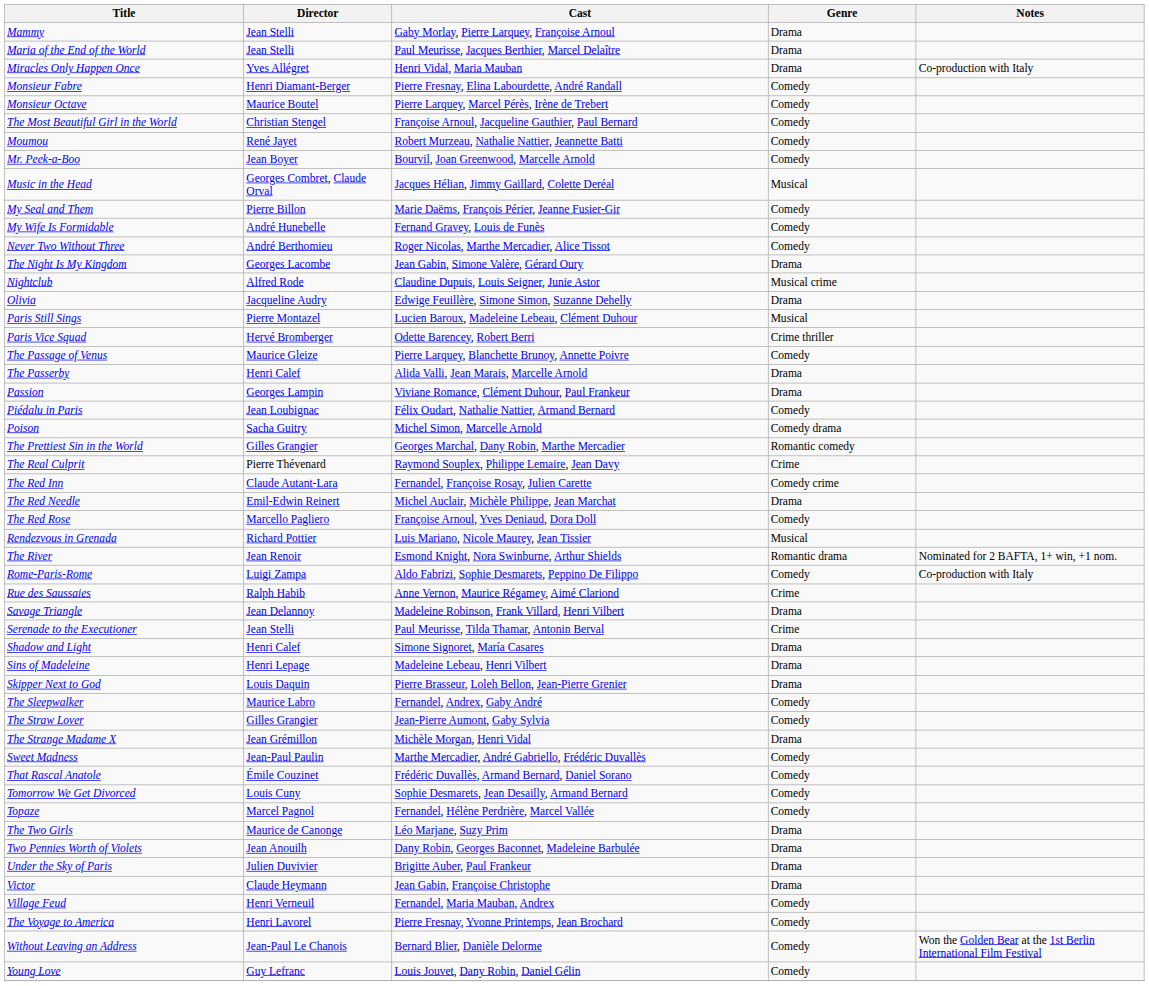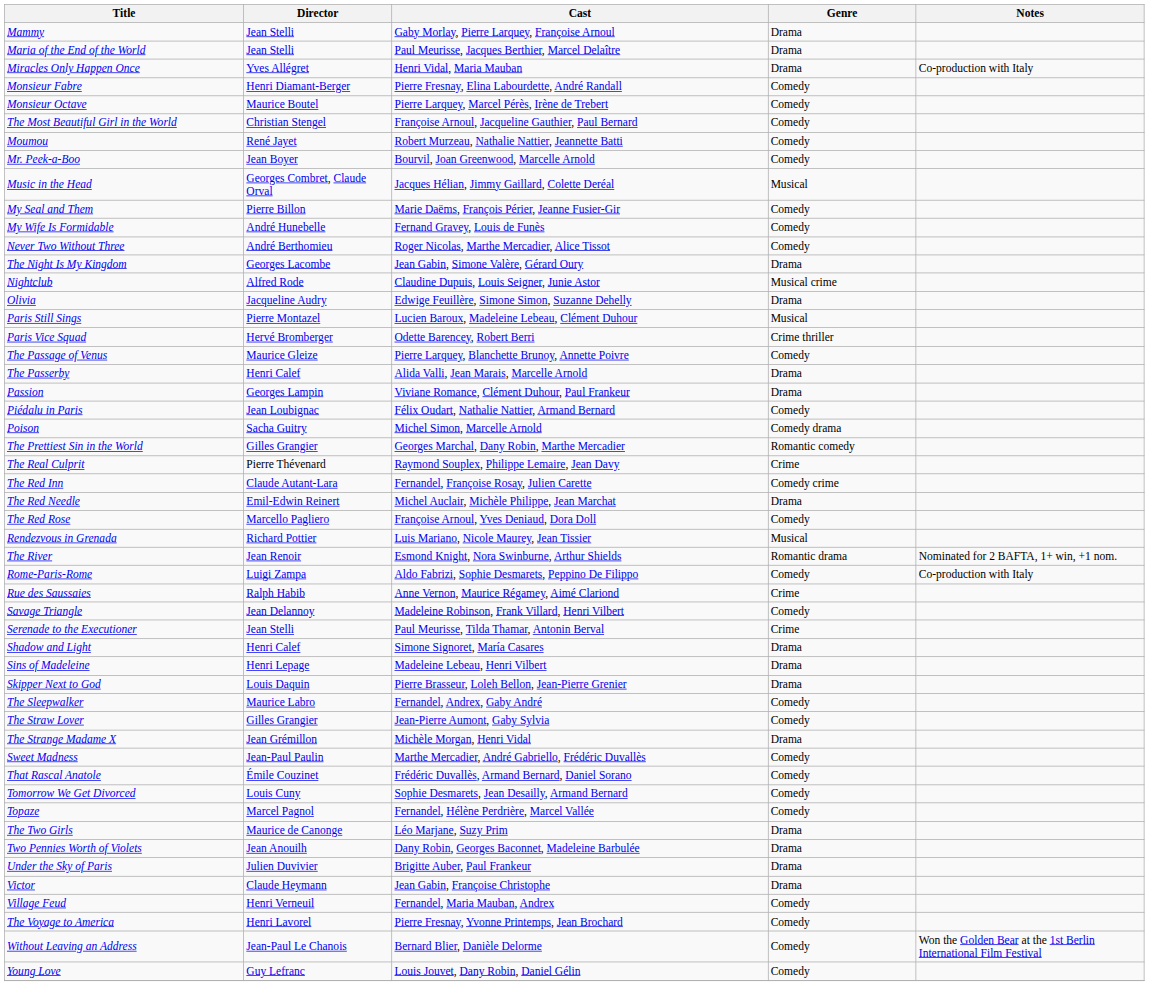(786, 611) Drama -> (790, 611) Comedy
